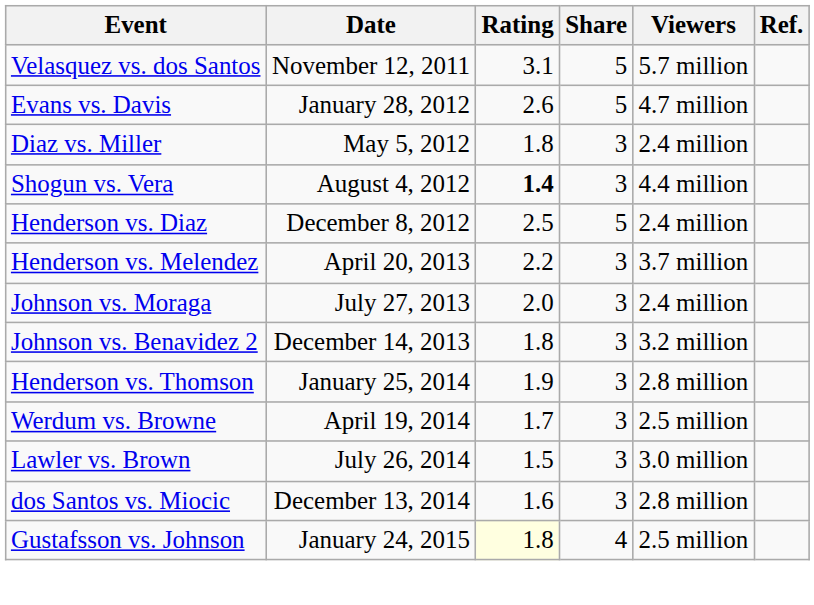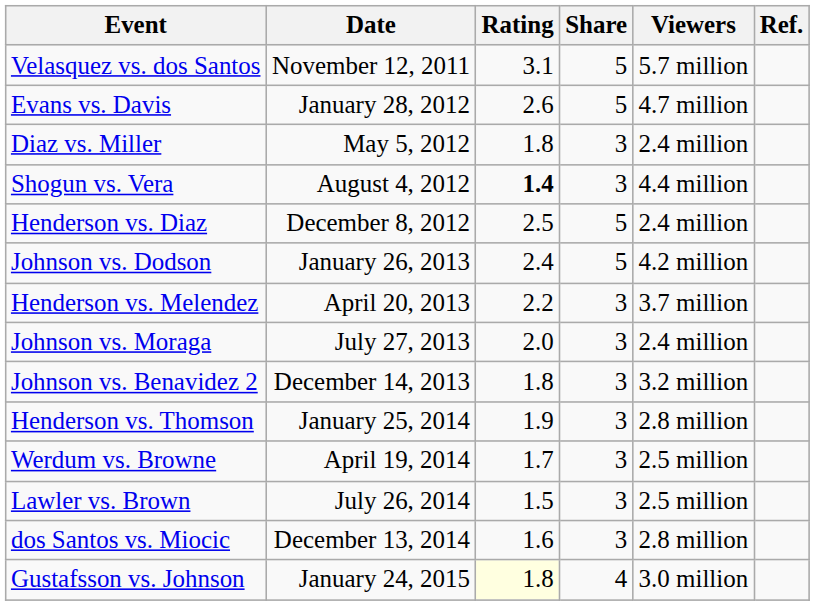+ row: (111, 262)
(693, 460) 3.0 million -> (693, 500) 2.5 million
(693, 539) 2.5 million -> (693, 579) 3.0 million
